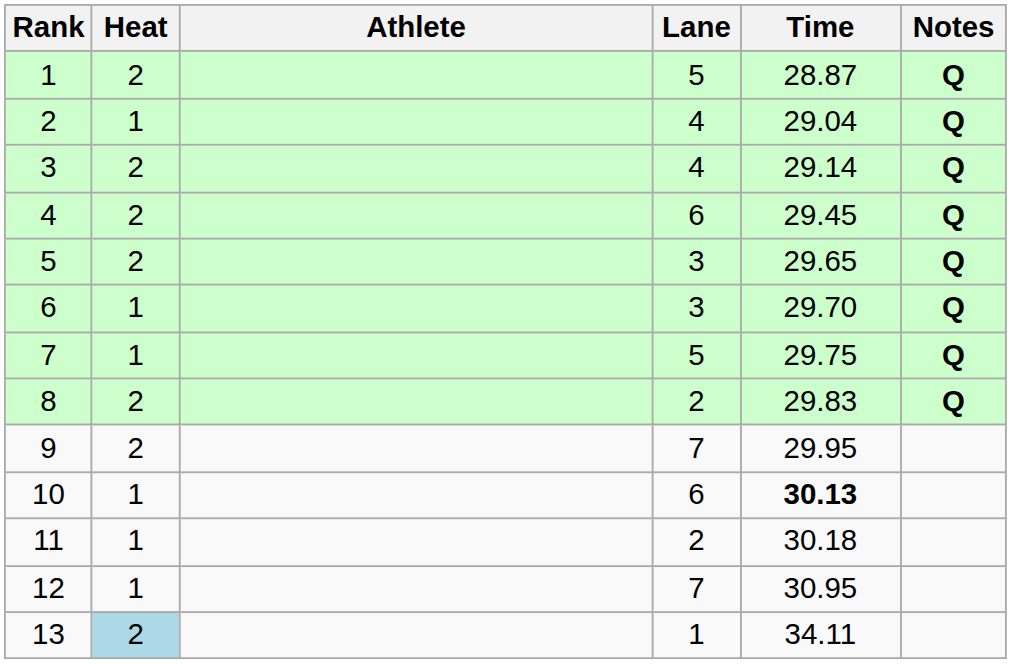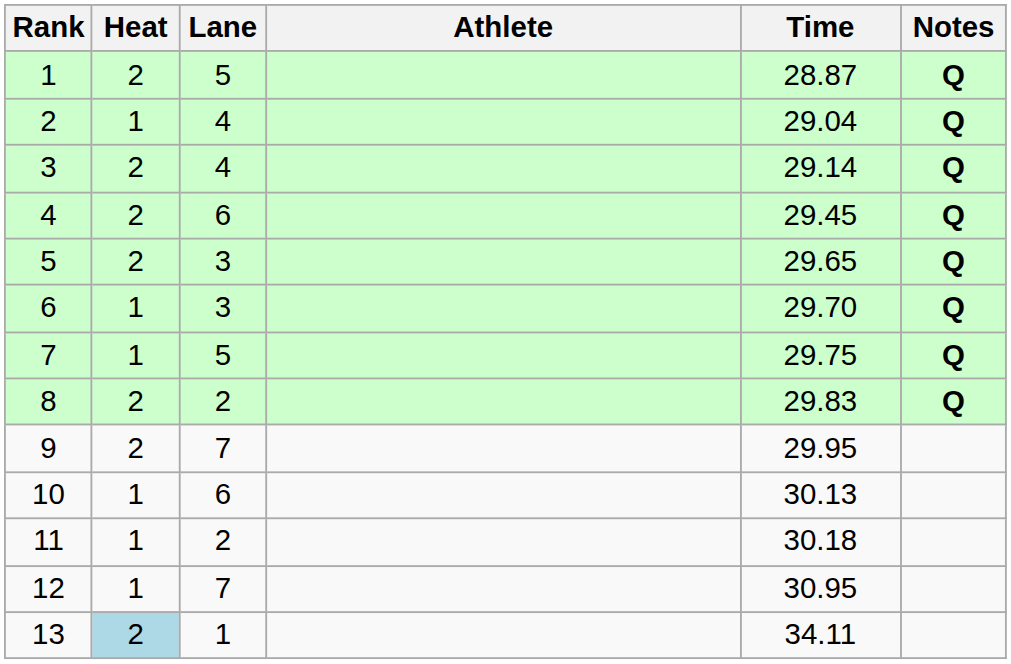columns swapped: (696, 27) <-> (416, 27)
(820, 494) bold -> (820, 494) normal
